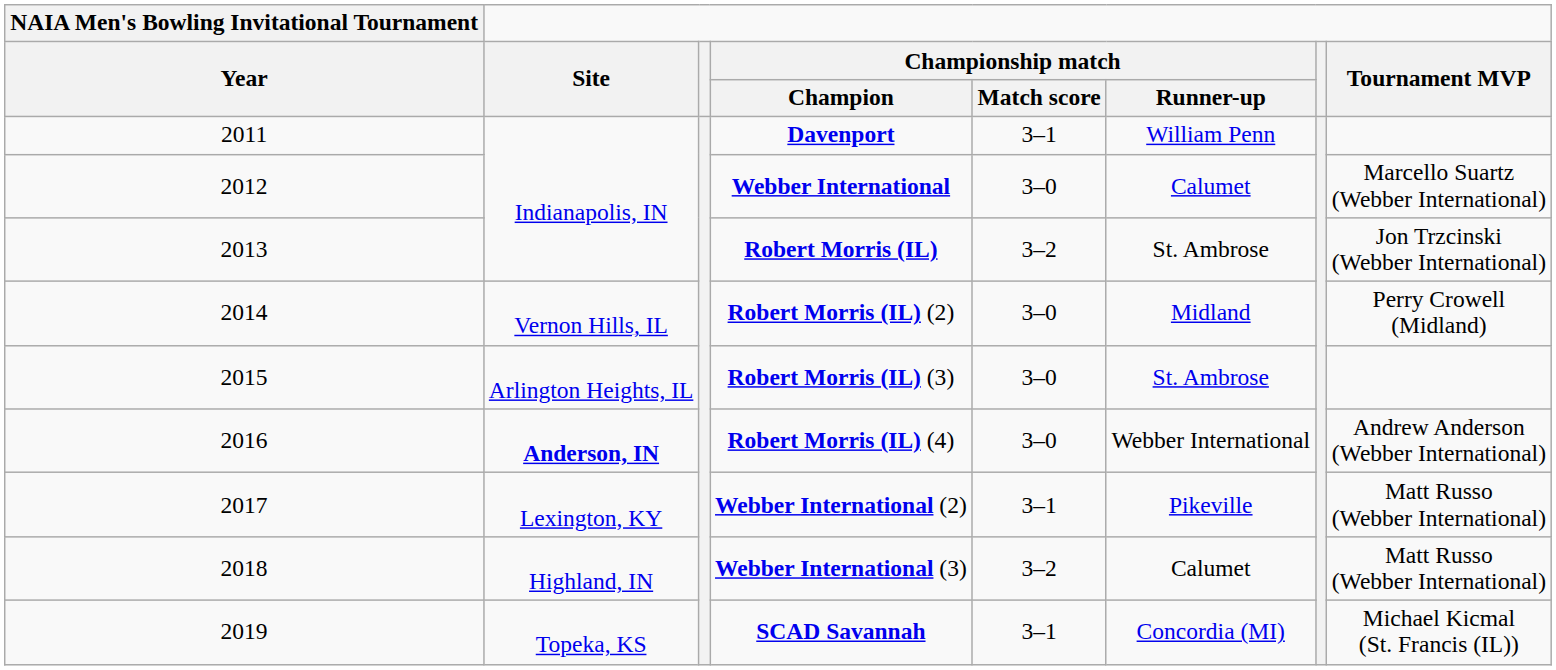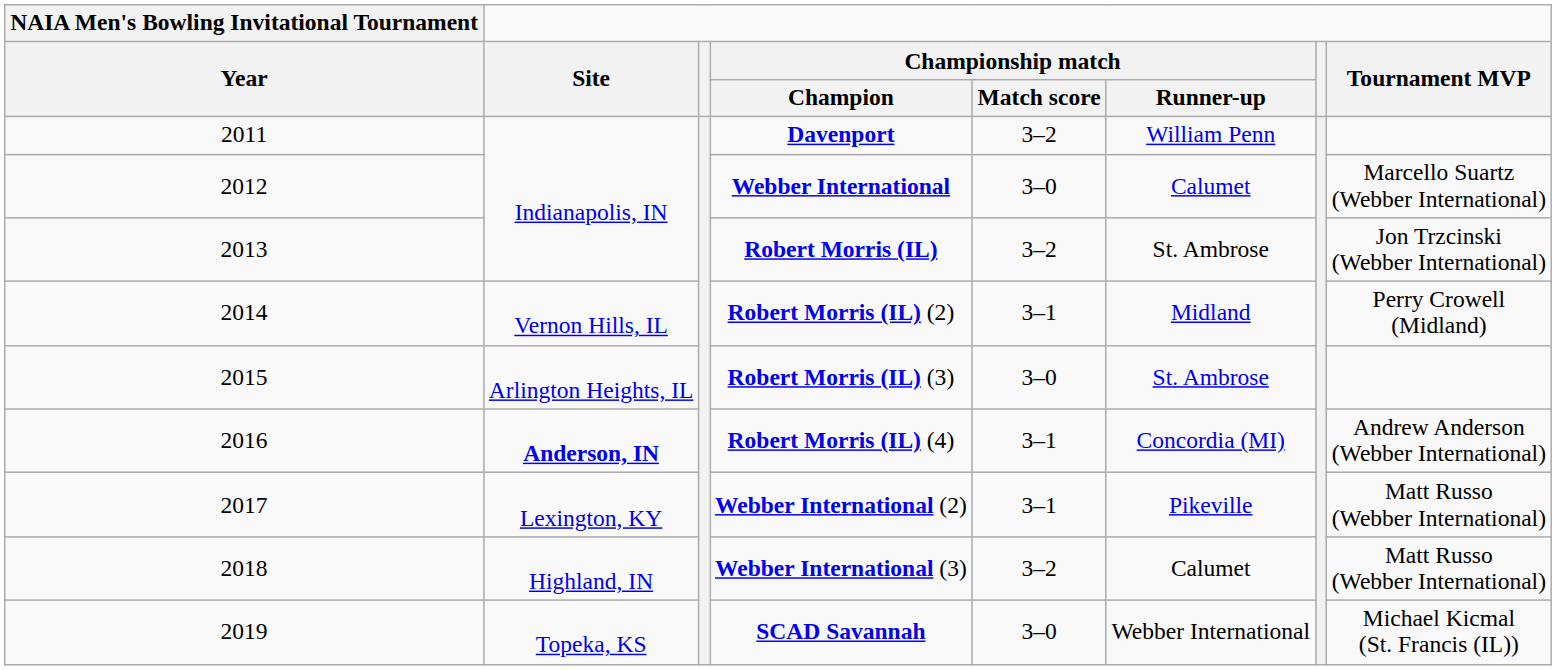(1039, 135) 3–1 -> (1039, 135) 3–2
(1039, 313) 3–0 -> (1039, 313) 3–1
(1039, 440) 3–0 -> (1039, 440) 3–1
(1211, 440) Webber International -> (1211, 440) Concordia (MI)
(1039, 631) 3–1 -> (1039, 631) 3–0
(1211, 631) Concordia (MI) -> (1211, 631) Webber International
